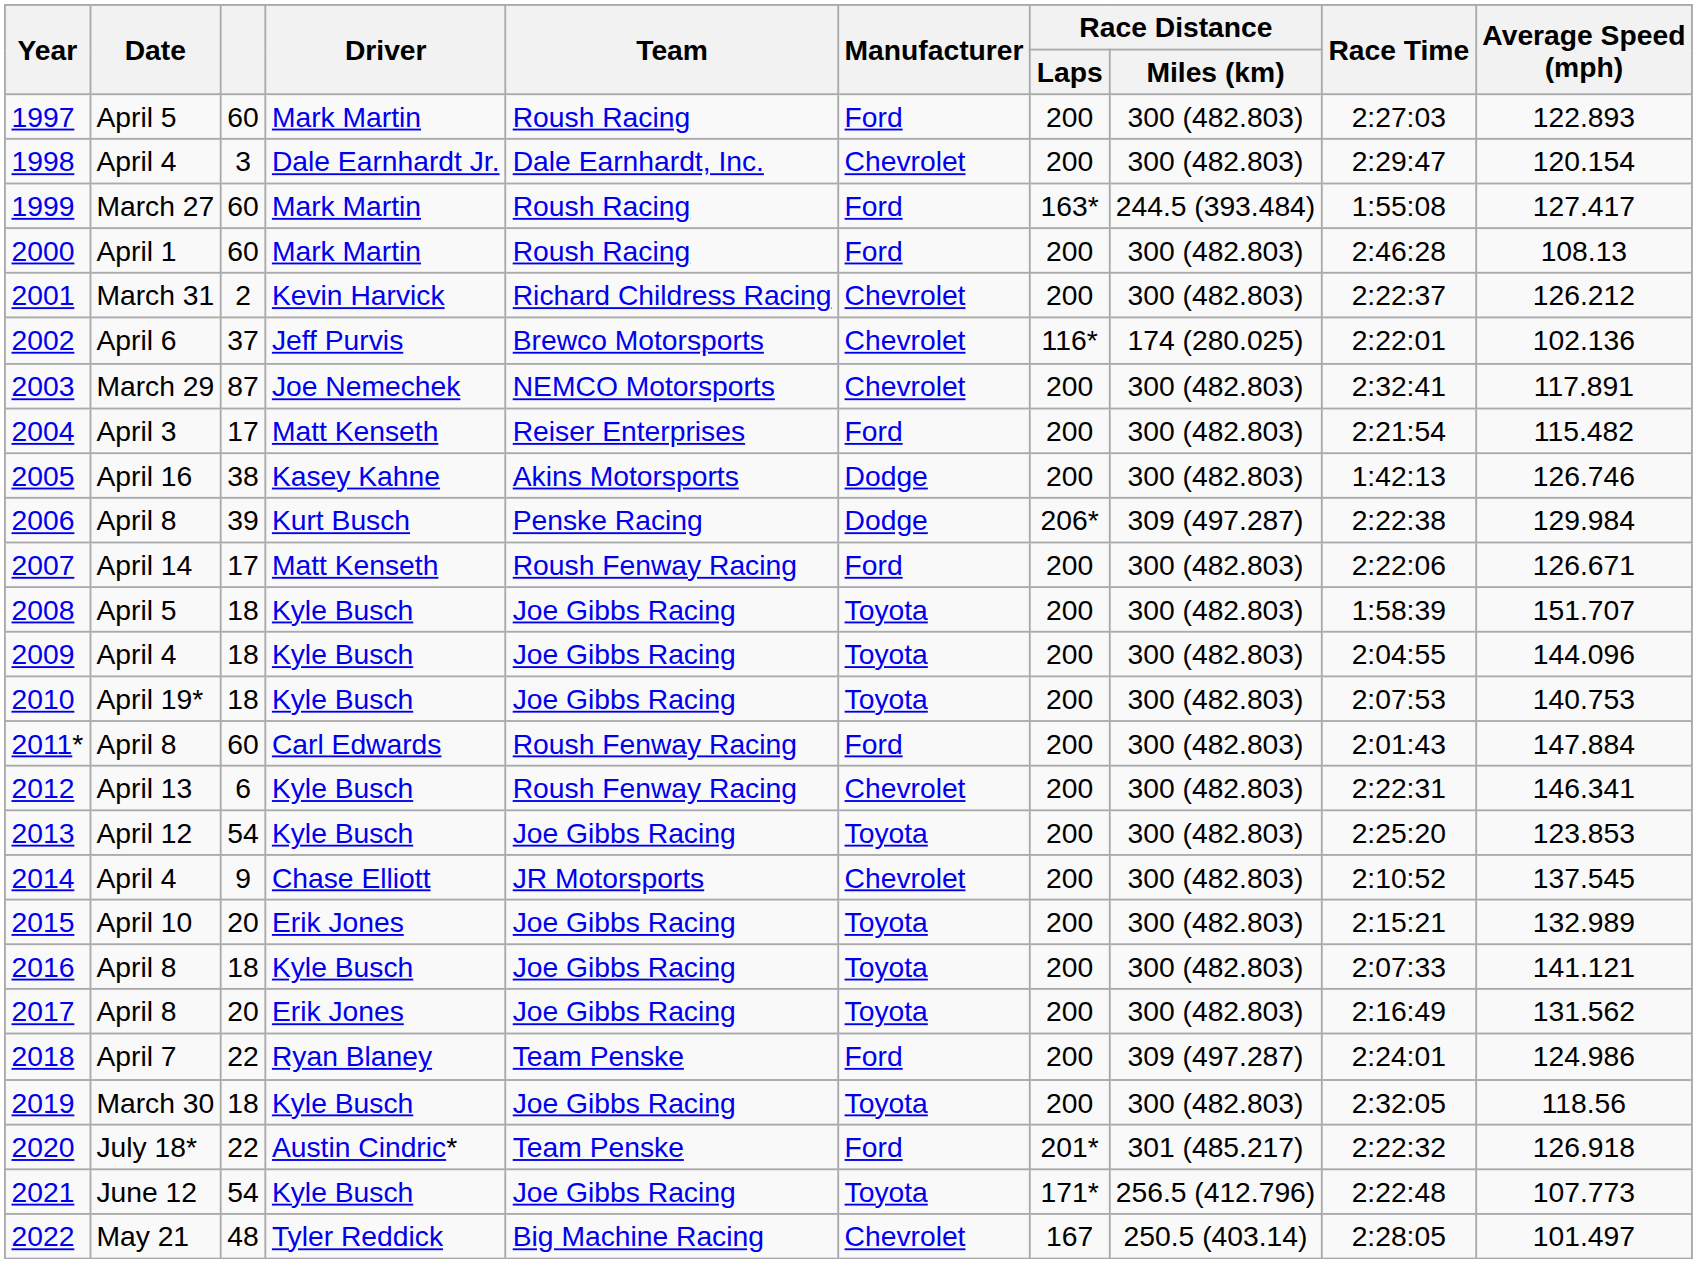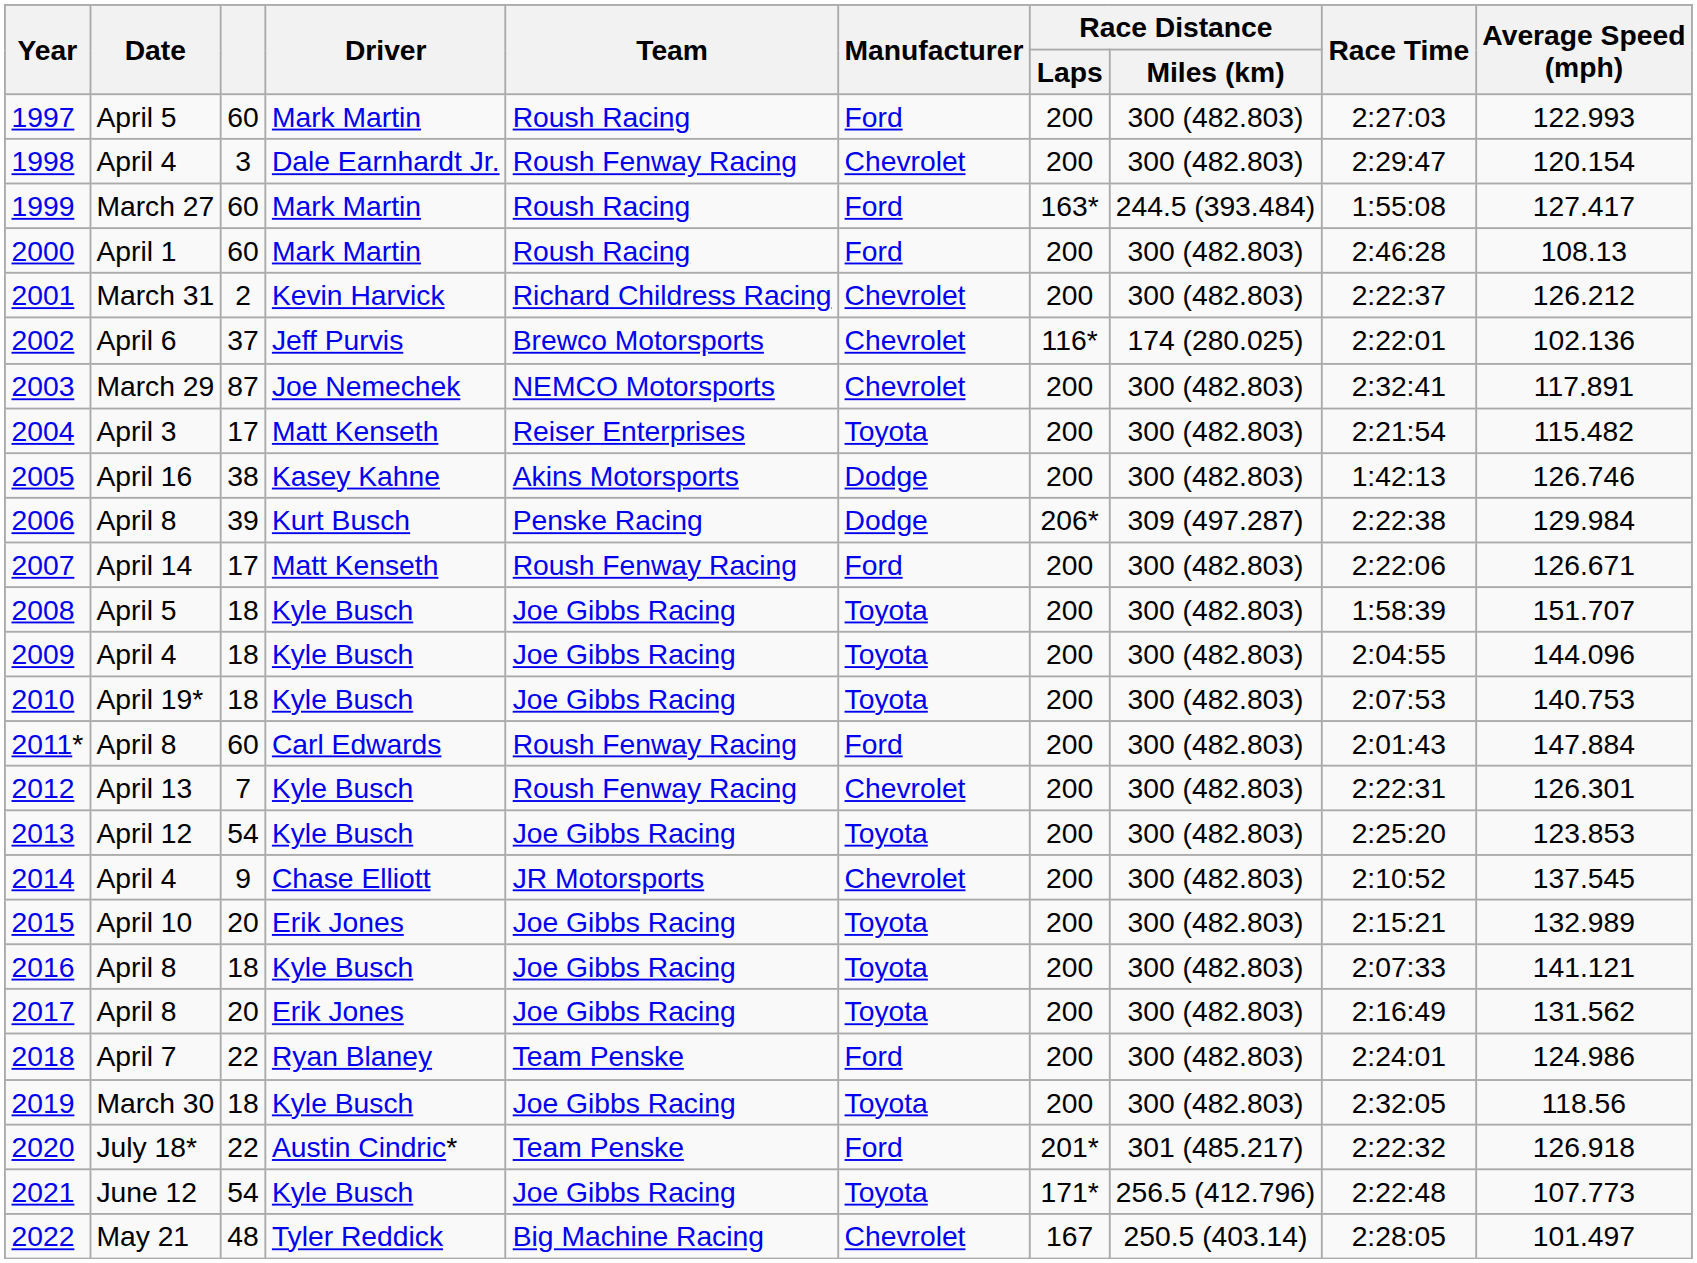(1584, 117) 122.893 -> (1584, 117) 122.993
(638, 162) Dale Earnhardt, Inc. -> (655, 162) Roush Fenway Racing
(874, 430) Ford -> (886, 430) Toyota
(243, 788) 6 -> (243, 788) 7
(1584, 788) 146.341 -> (1584, 788) 126.301
(1215, 1057) 309 (497.287) -> (1215, 1057) 300 (482.803)
